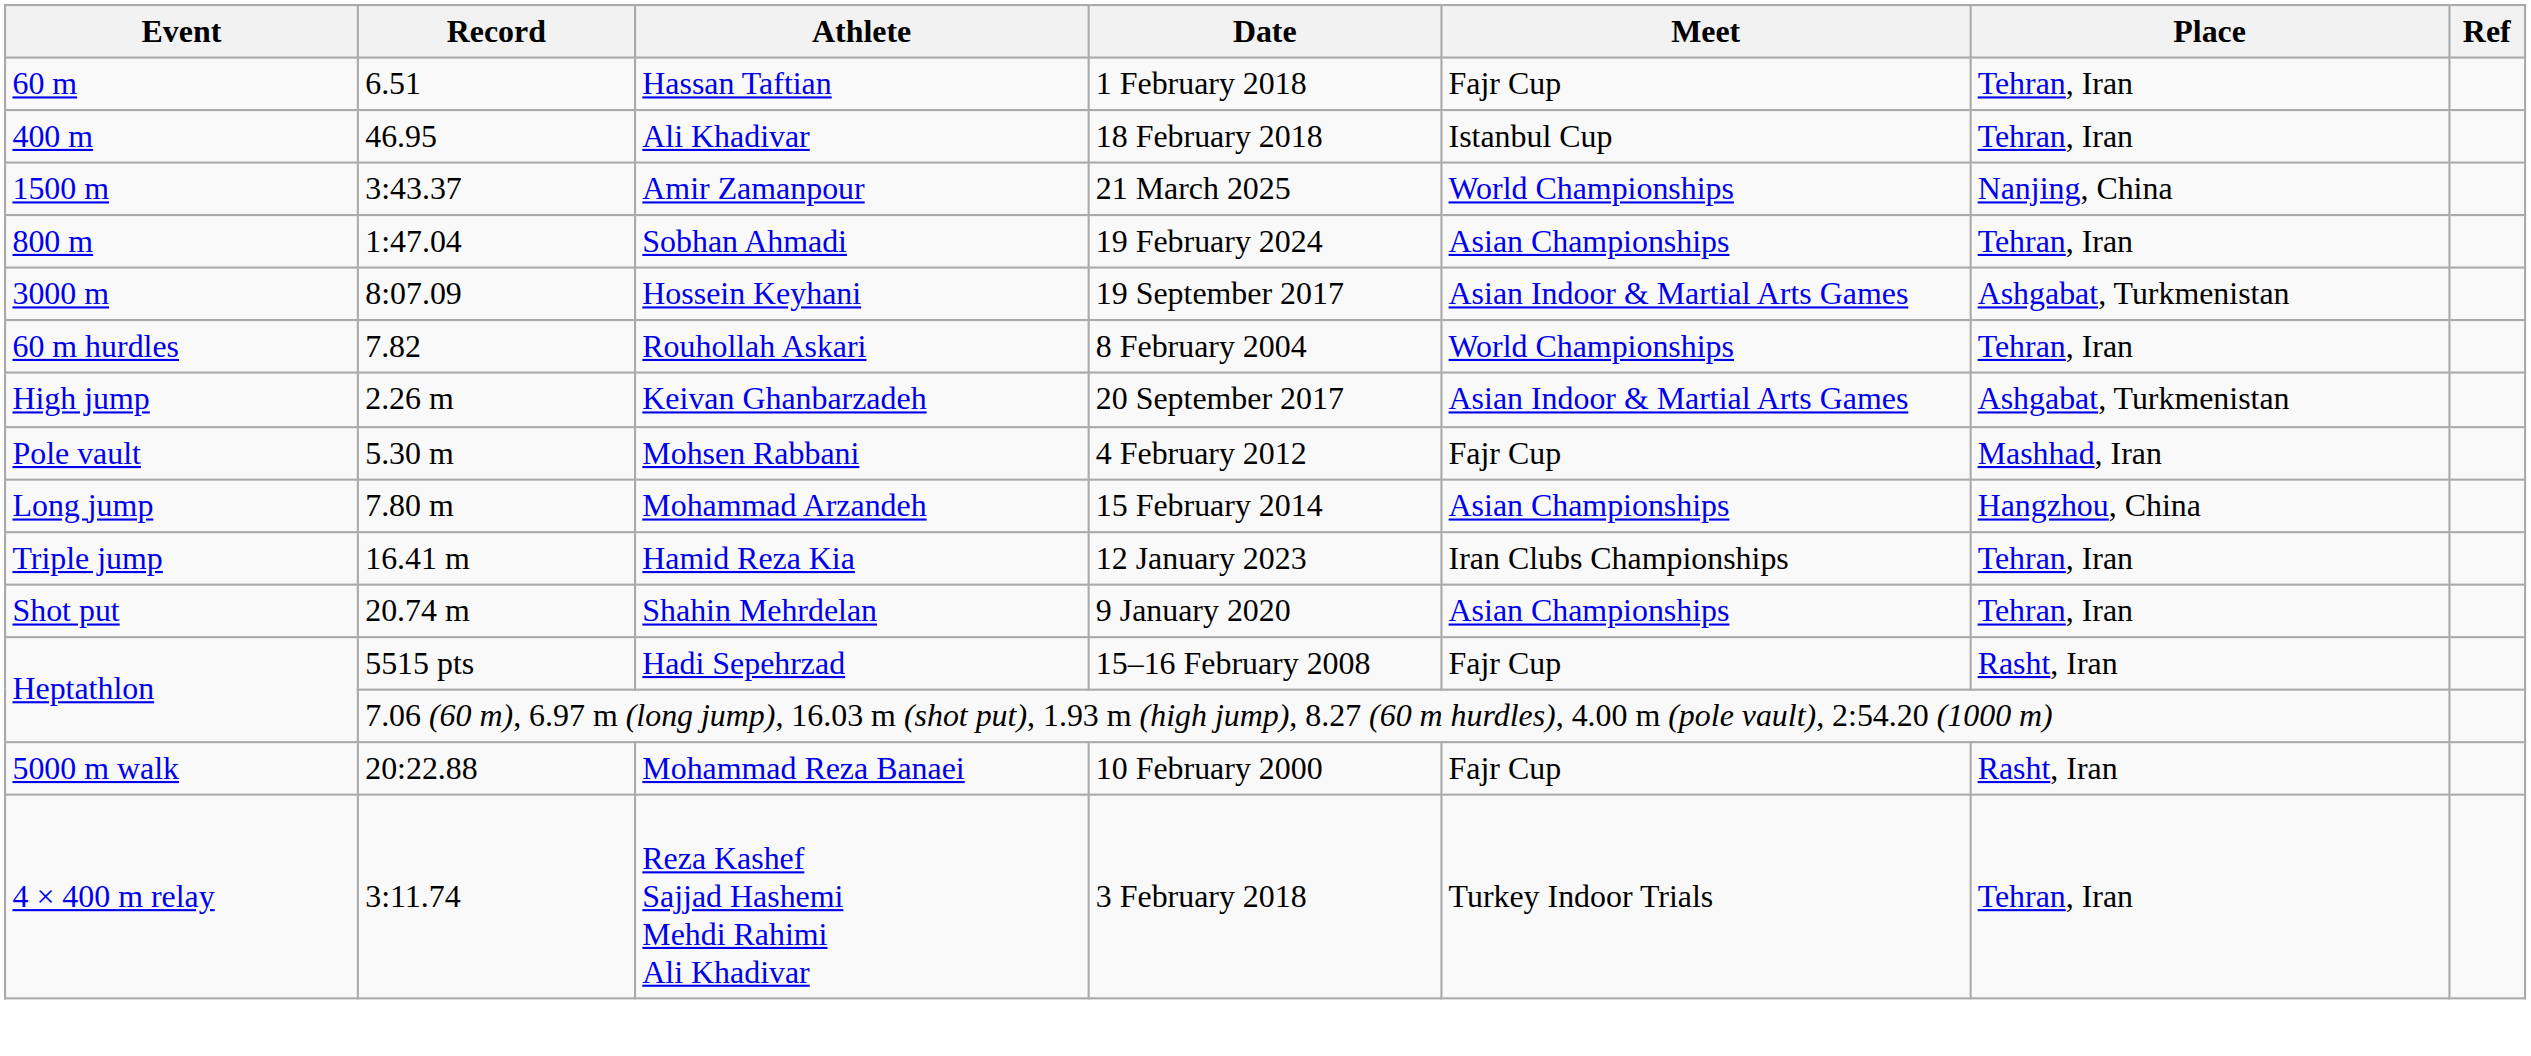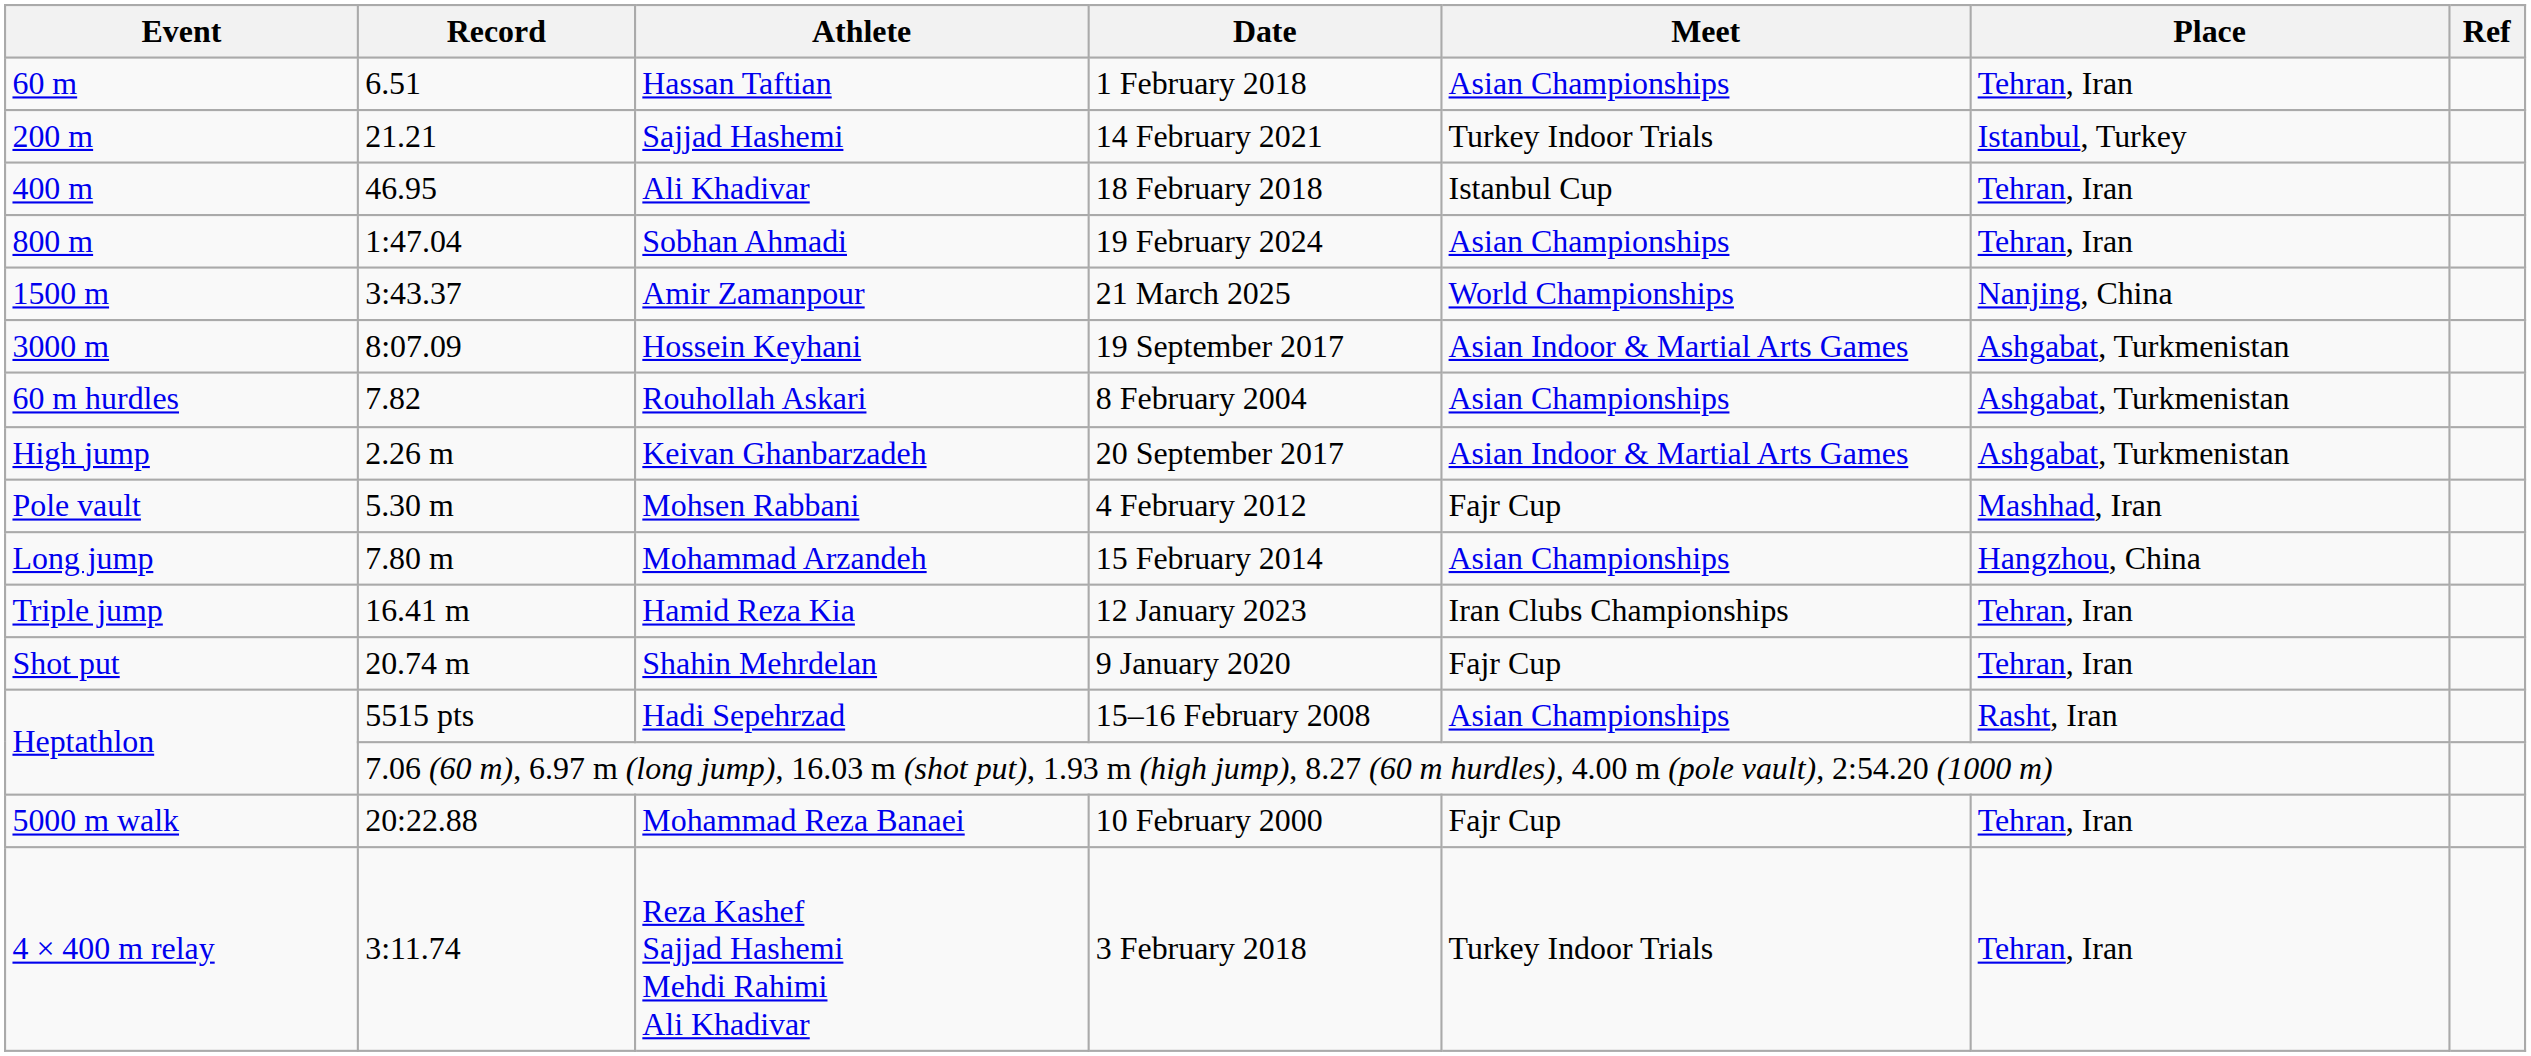(1505, 83) Fajr Cup -> (1589, 83) Asian Championships
+ row: (743, 136)
rows swapped: (745, 241) <-> (754, 188)
(1591, 346) World Championships -> (1589, 399) Asian Championships
(2055, 346) Tehran, Iran -> (2134, 399) Ashgabat, Turkmenistan
(1589, 609) Asian Championships -> (1505, 662) Fajr Cup
(1505, 662) Fajr Cup -> (1589, 715) Asian Championships
(2048, 767) Rasht, Iran -> (2055, 820) Tehran, Iran
